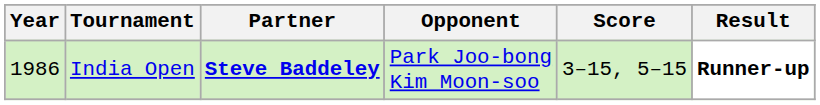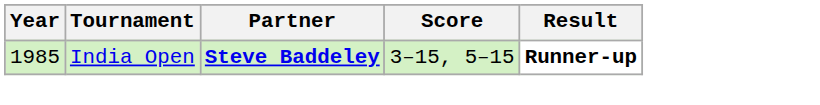- column: (471, 22)
(35, 70) 1986 -> (35, 57) 1985
